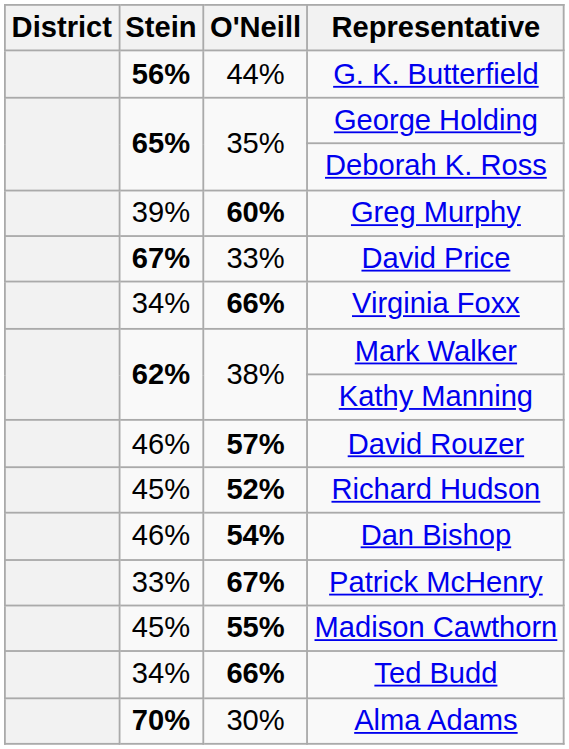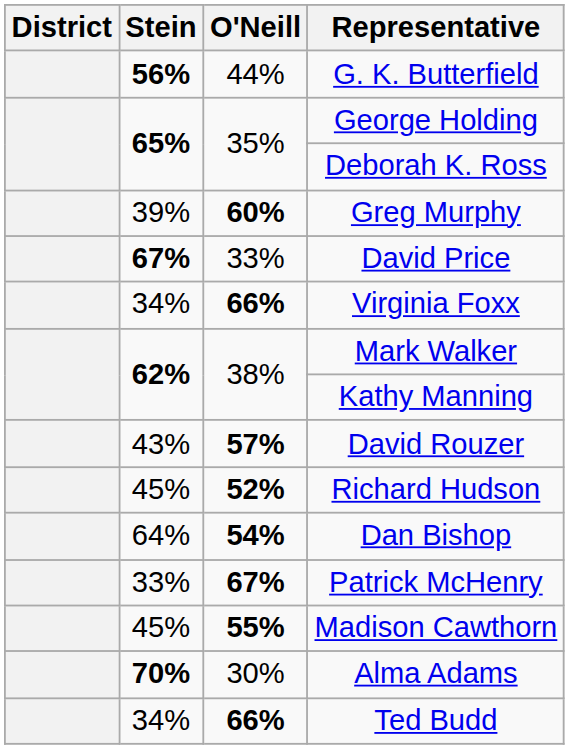(161, 443) 46% -> (161, 443) 43%
(161, 535) 46% -> (161, 535) 64%
rows swapped: (436, 720) <-> (436, 674)
